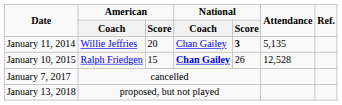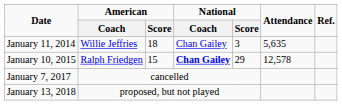(153, 44) 20 -> (153, 44) 18
(237, 44) bold -> (237, 44) normal
(275, 44) 5,135 -> (275, 44) 5,635
(240, 60) 26 -> (240, 60) 29
(277, 60) 12,528 -> (277, 60) 12,578
